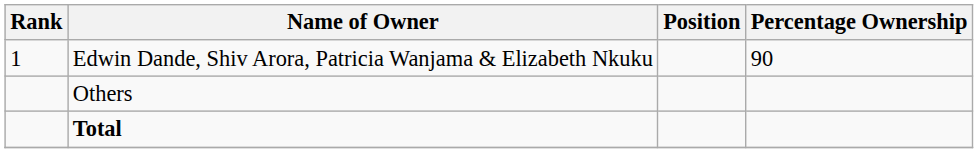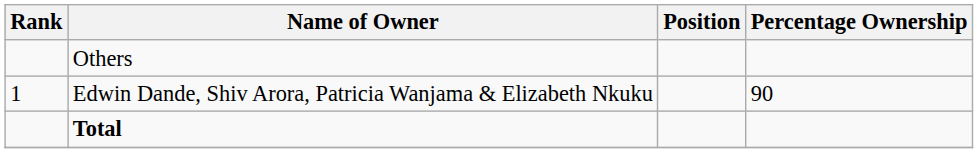rows swapped: (363, 57) <-> (103, 93)
